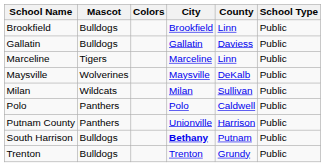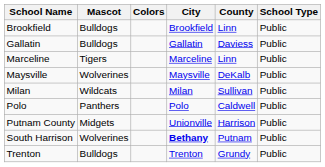(99, 122) Panthers -> (97, 122) Midgets
(99, 138) Bulldogs -> (104, 138) Wolverines
